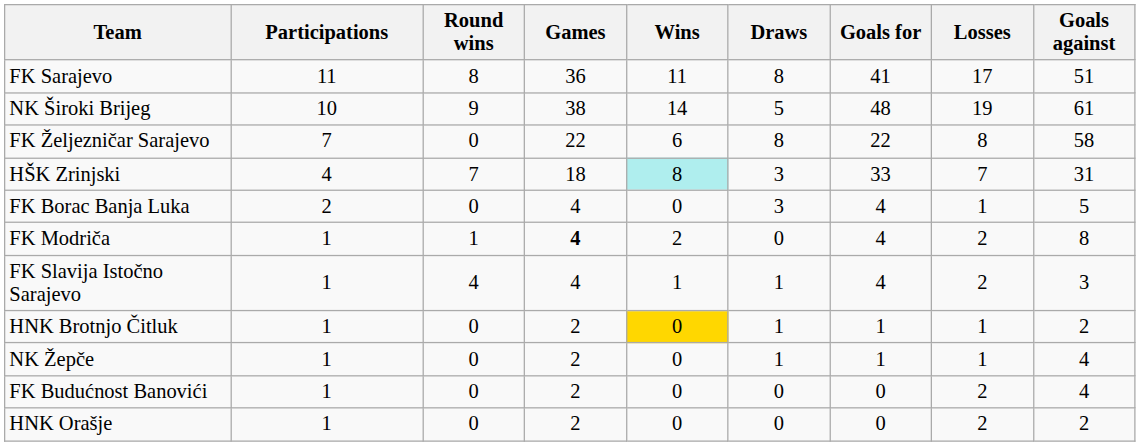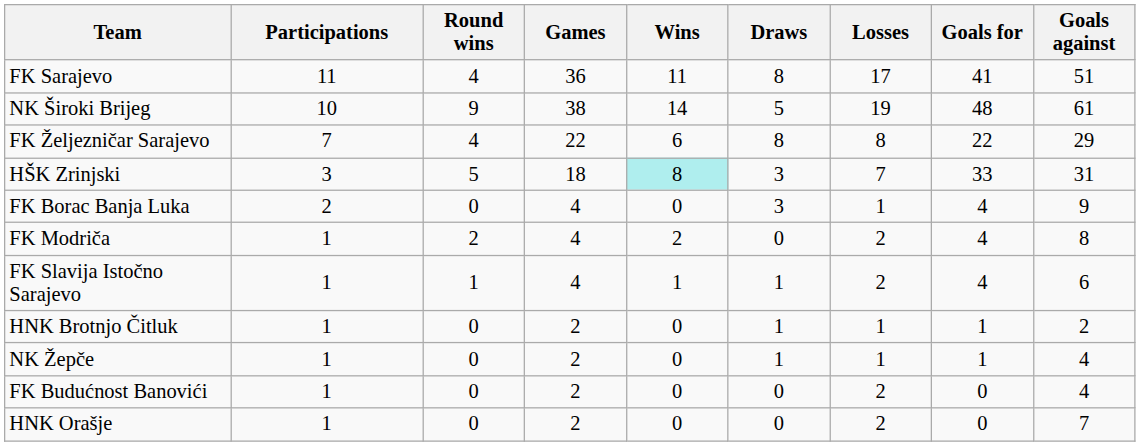columns swapped: (982, 32) <-> (881, 32)
(474, 76) 8 -> (474, 76) 4
(474, 141) 0 -> (474, 141) 4
(1084, 141) 58 -> (1084, 141) 29
(327, 173) 4 -> (327, 173) 3
(474, 173) 7 -> (474, 173) 5
(1084, 206) 5 -> (1084, 206) 9
(474, 238) 1 -> (474, 238) 2
(575, 238) bold -> (575, 238) normal
(474, 282) 4 -> (474, 282) 1
(1084, 282) 3 -> (1084, 282) 6
(677, 326) gold background -> (677, 326) no background
(1084, 424) 2 -> (1084, 424) 7
